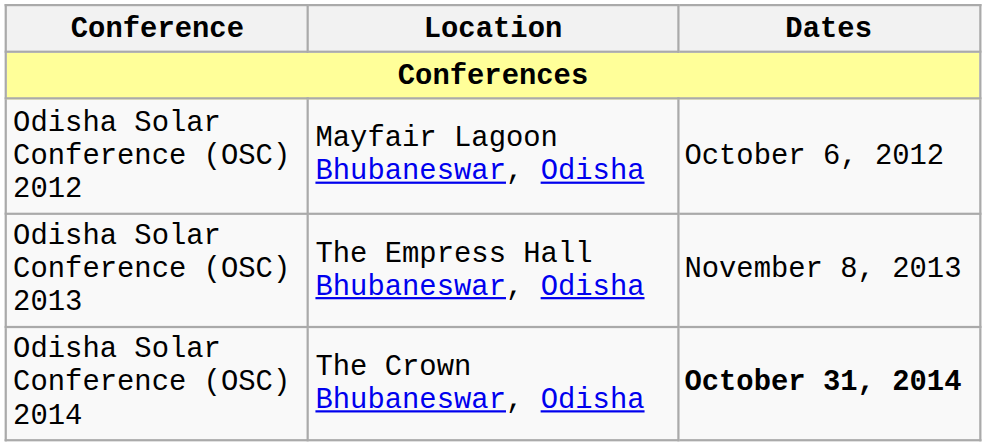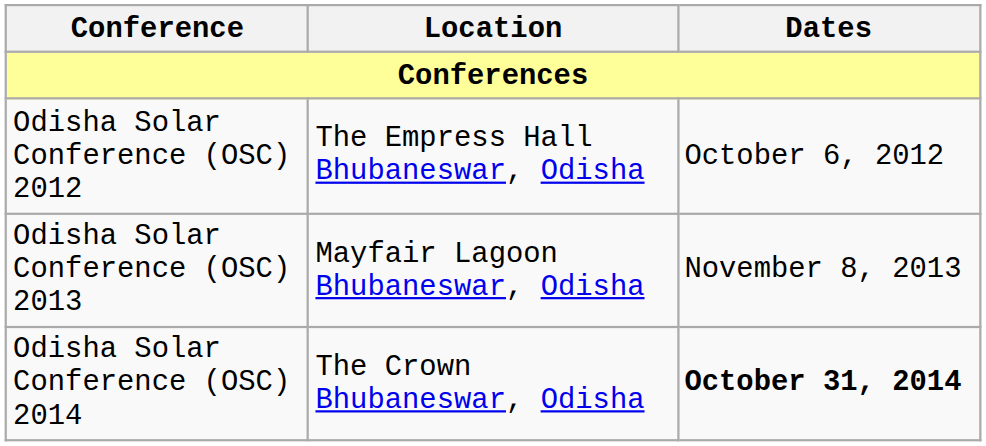(480, 156) Mayfair Lagoon Bhubaneswar, Odisha -> (480, 156) The Empress Hall Bhubaneswar, Odisha
(480, 270) The Empress Hall Bhubaneswar, Odisha -> (480, 270) Mayfair Lagoon Bhubaneswar, Odisha
